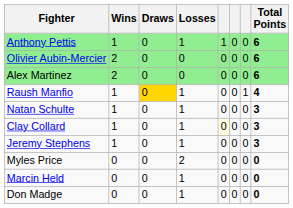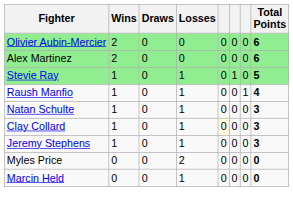- row: (41, 42)
+ row: (33, 76)
(145, 93) gold background -> (145, 93) no background
- row: (35, 195)
